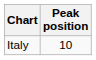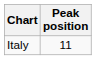(66, 45) 10 -> (66, 45) 11
